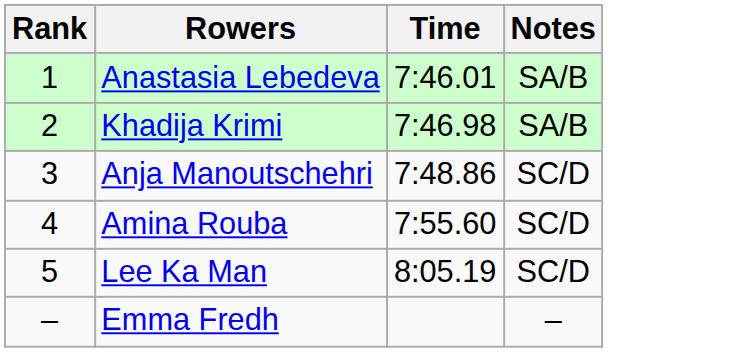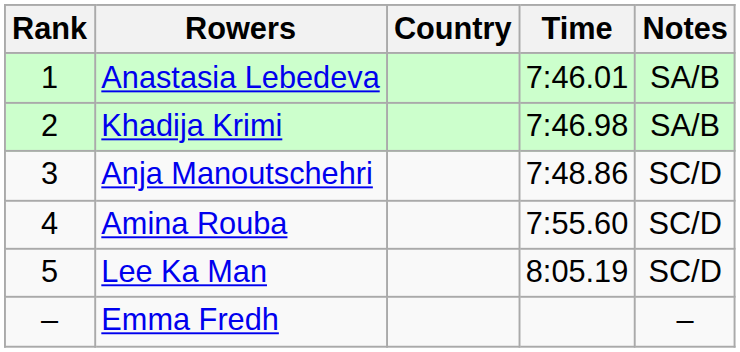+ column: (453, 28)
